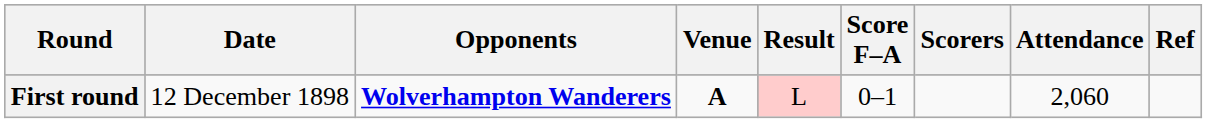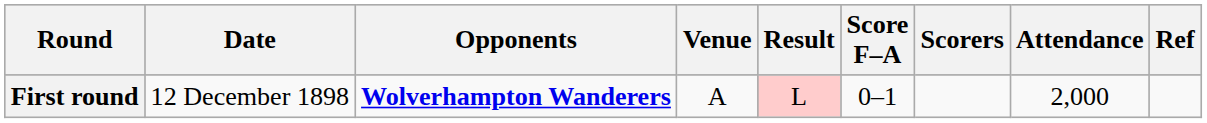(717, 95) bold -> (717, 95) normal
(1080, 95) 2,060 -> (1080, 95) 2,000
